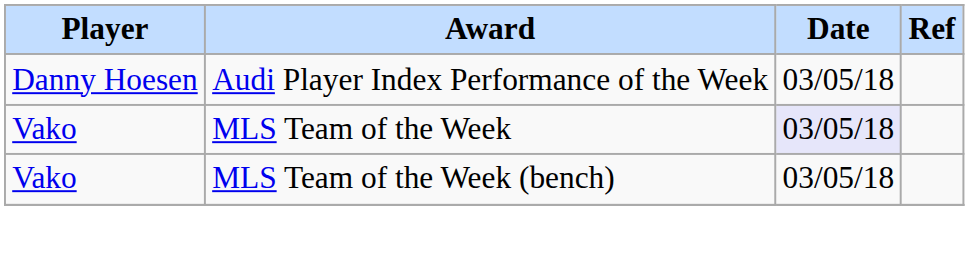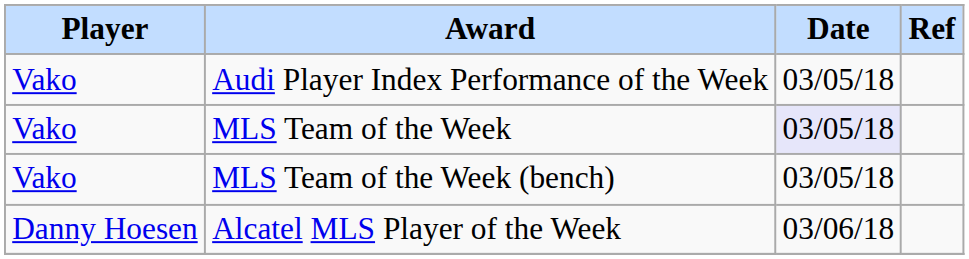(105, 79) Danny Hoesen -> (44, 79) Vako
+ row: (417, 228)
